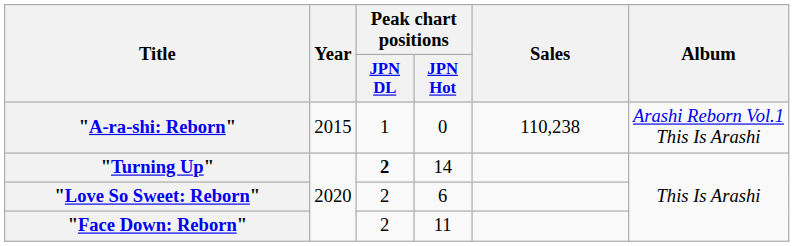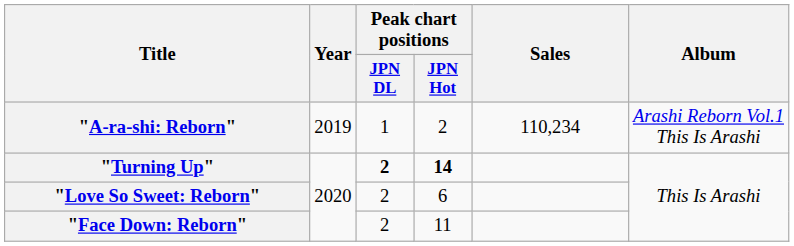(333, 127) 2015 -> (333, 127) 2019
(443, 127) 0 -> (443, 127) 2
(550, 127) 110,238 -> (550, 127) 110,234
(443, 167) normal -> (443, 167) bold
